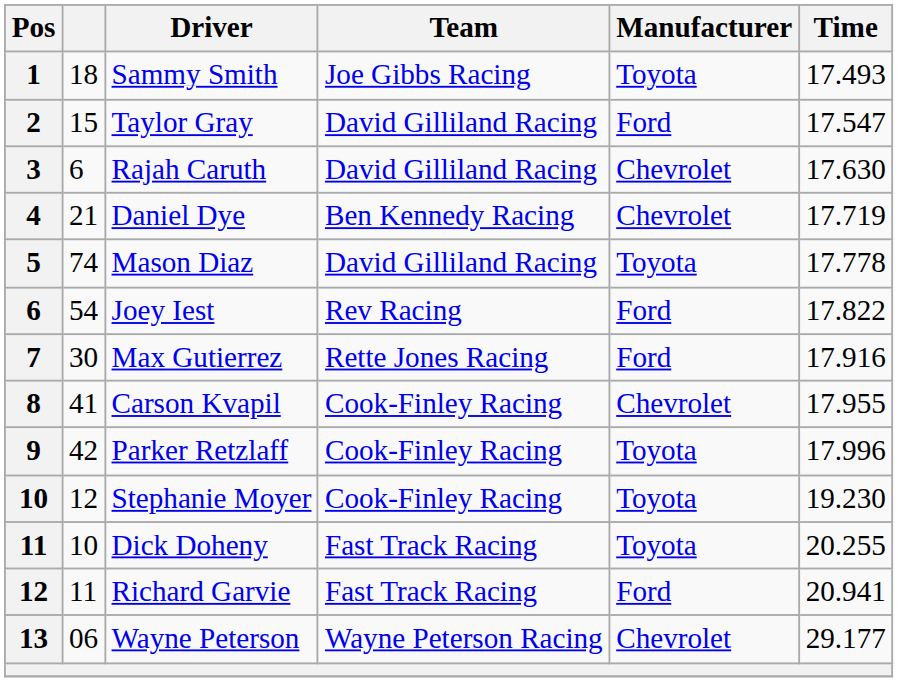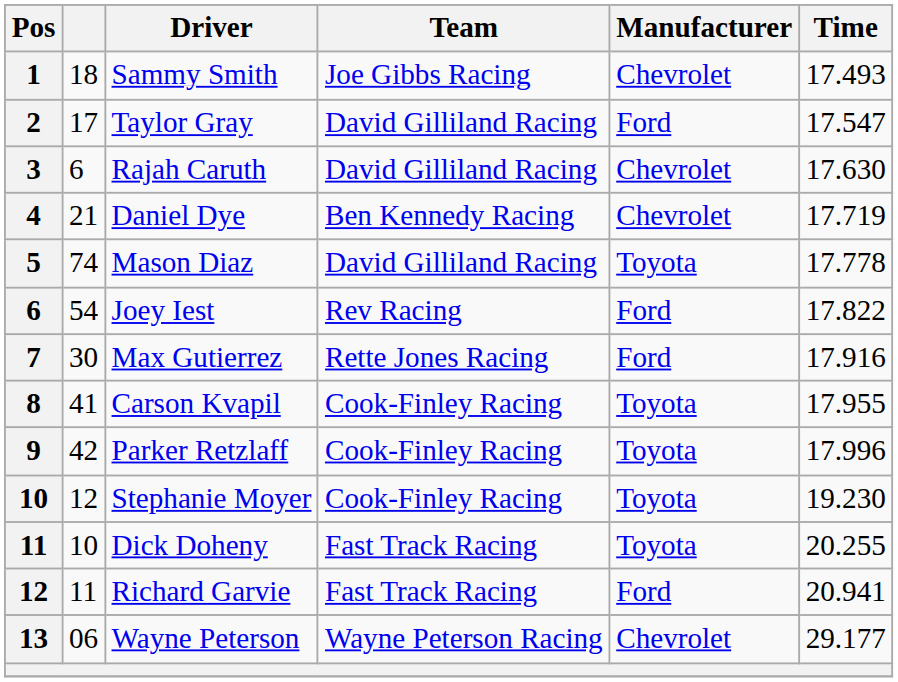(656, 74) Toyota -> (674, 74) Chevrolet
(83, 121) 15 -> (83, 121) 17
(674, 403) Chevrolet -> (656, 403) Toyota
